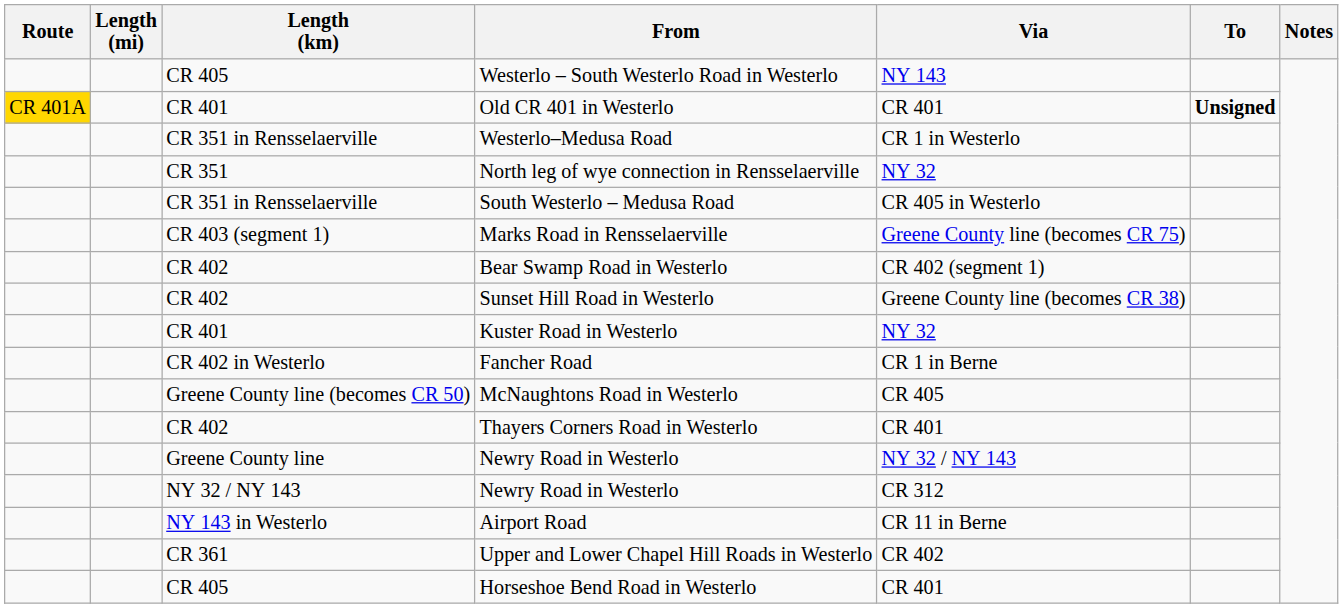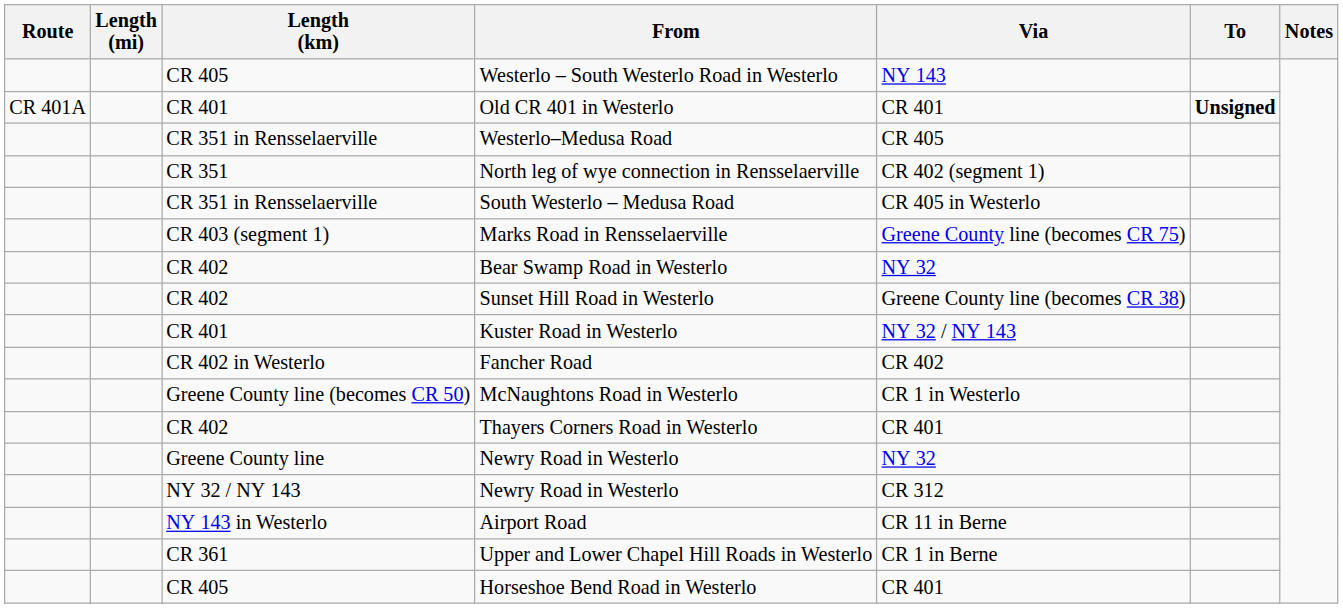(48, 107) gold background -> (48, 107) no background
(951, 139) CR 1 in Westerlo -> (913, 139) CR 405
(909, 171) NY 32 -> (963, 171) CR 402 (segment 1)
(963, 266) CR 402 (segment 1) -> (909, 266) NY 32
(909, 330) NY 32 -> (949, 330) NY 32 / NY 143
(940, 362) CR 1 in Berne -> (913, 362) CR 402
(913, 394) CR 405 -> (951, 394) CR 1 in Westerlo
(949, 458) NY 32 / NY 143 -> (909, 458) NY 32
(913, 554) CR 402 -> (940, 554) CR 1 in Berne
